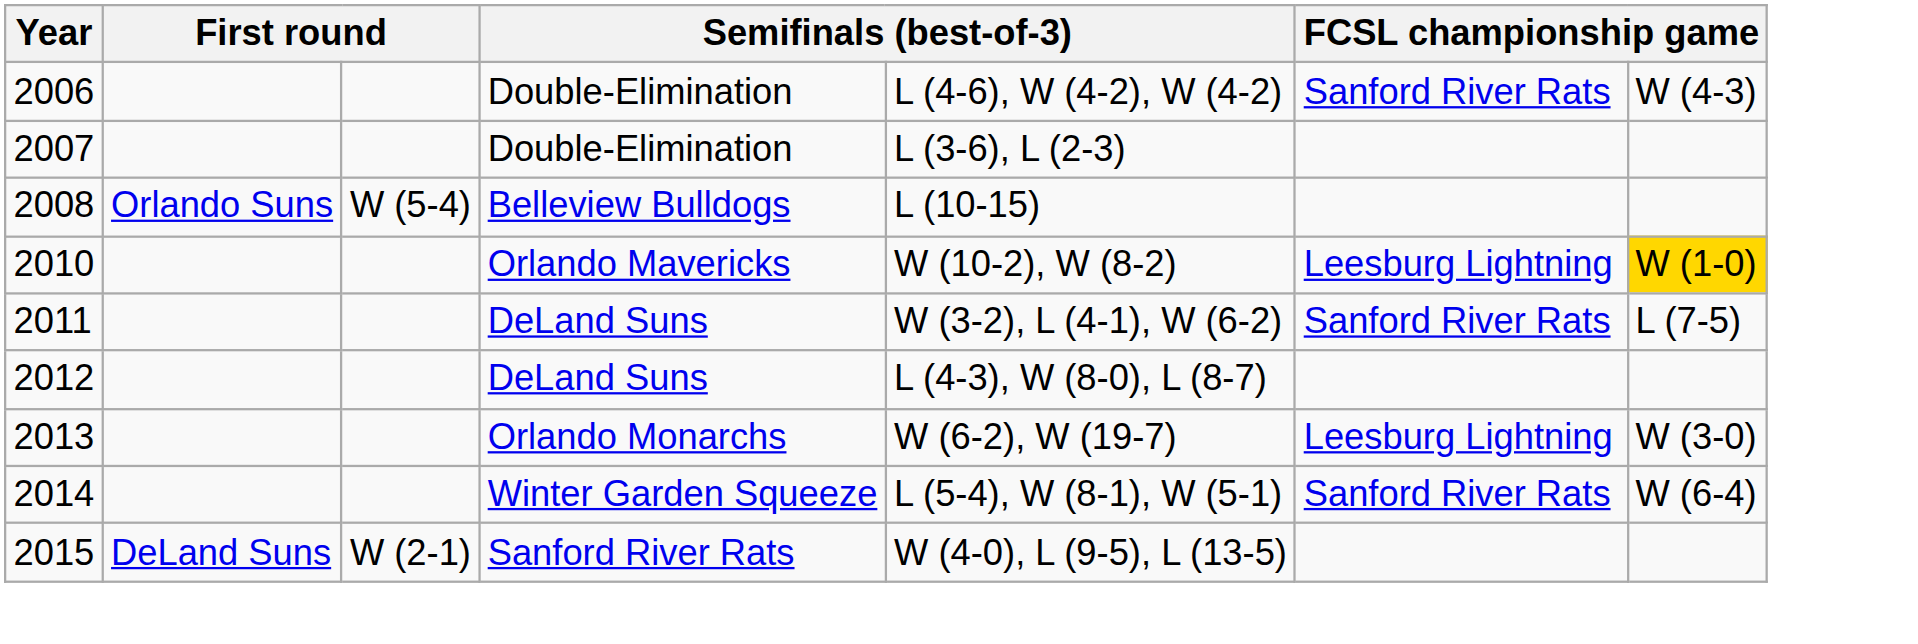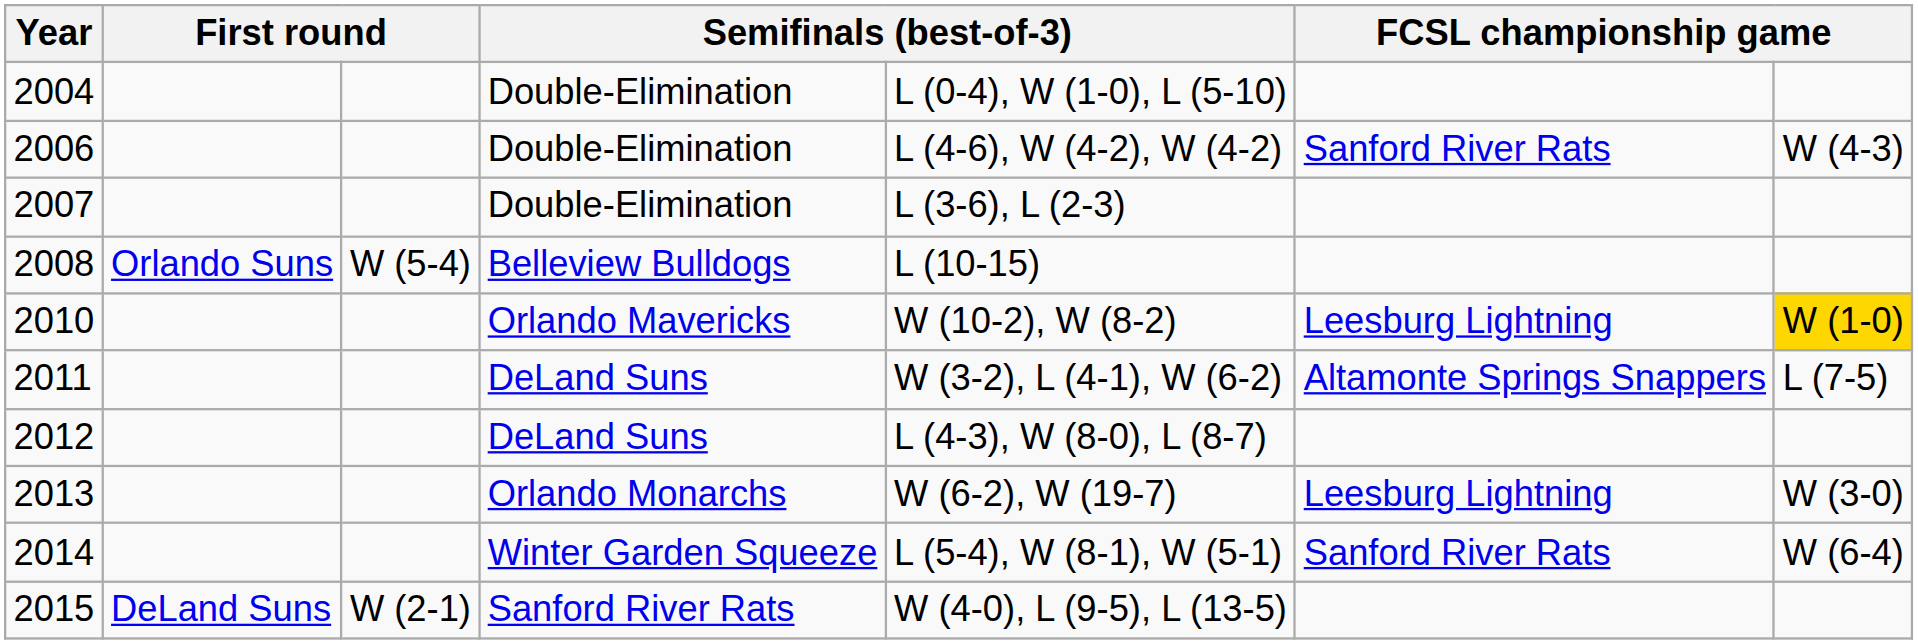+ row: (54, 90)
(1457, 321) Sanford River Rats -> (1535, 378) Altamonte Springs Snappers
